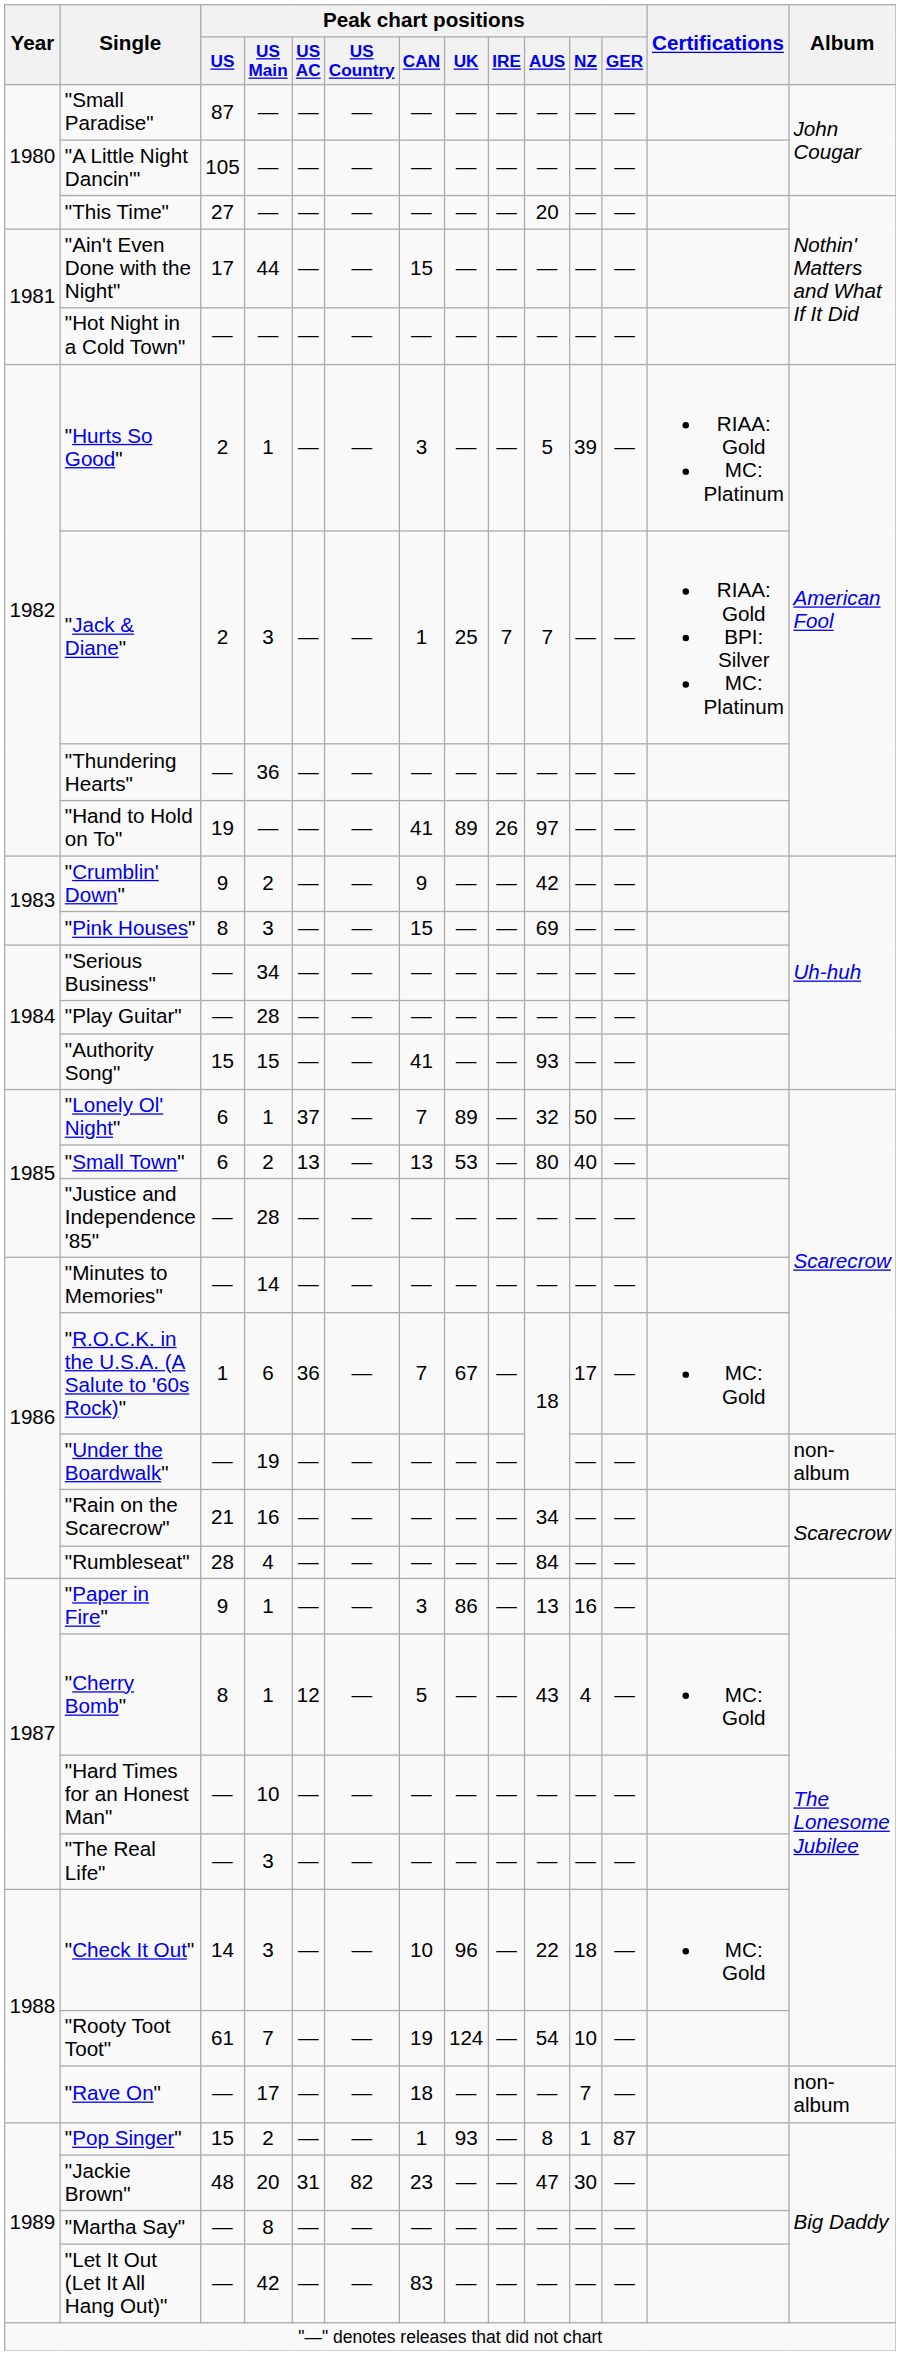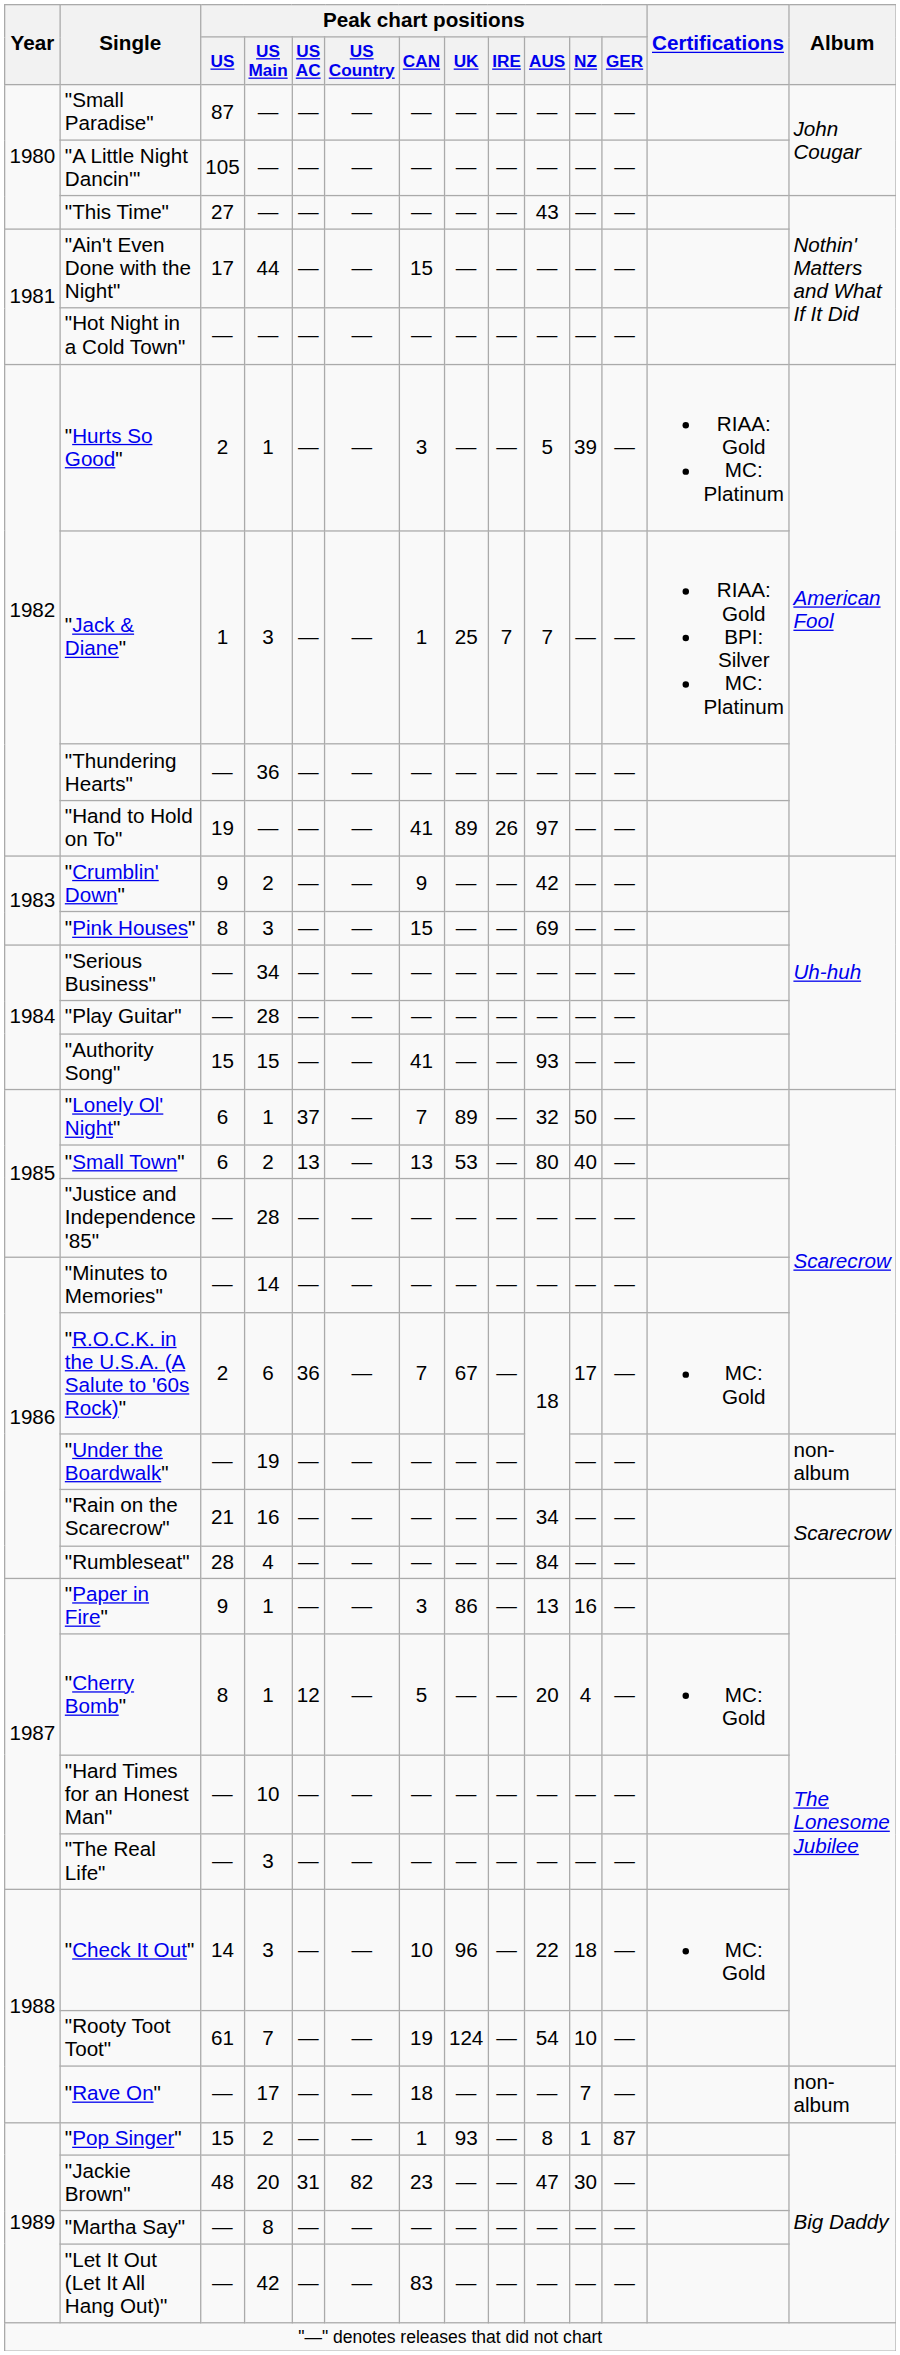(547, 212) 20 -> (547, 212) 43
(222, 637) 2 -> (222, 637) 1
(222, 1373) 1 -> (222, 1373) 2
(547, 1694) 43 -> (547, 1694) 20
